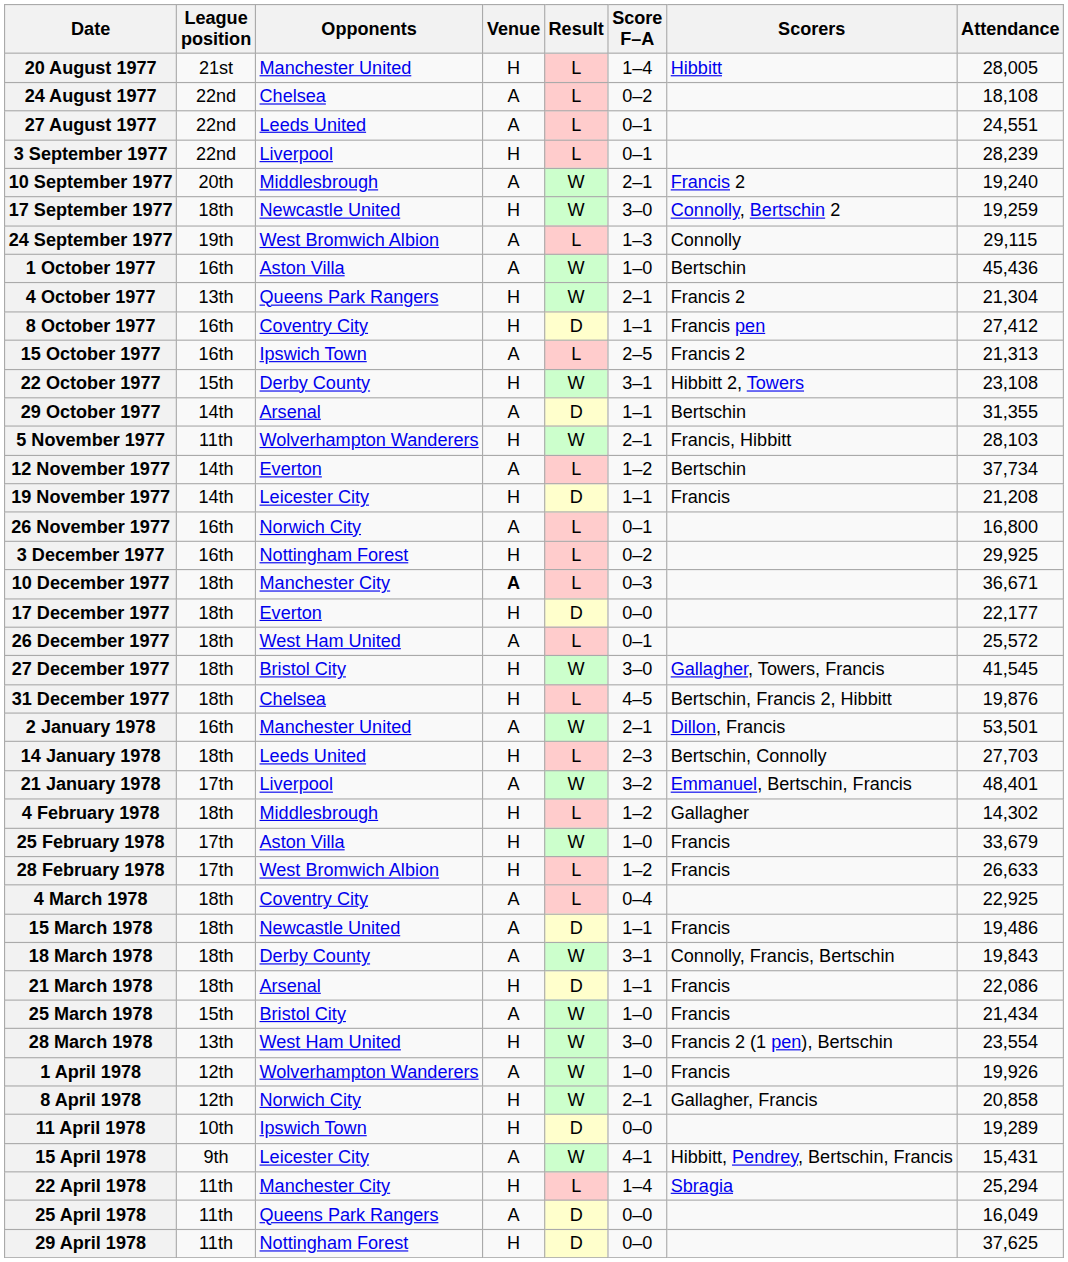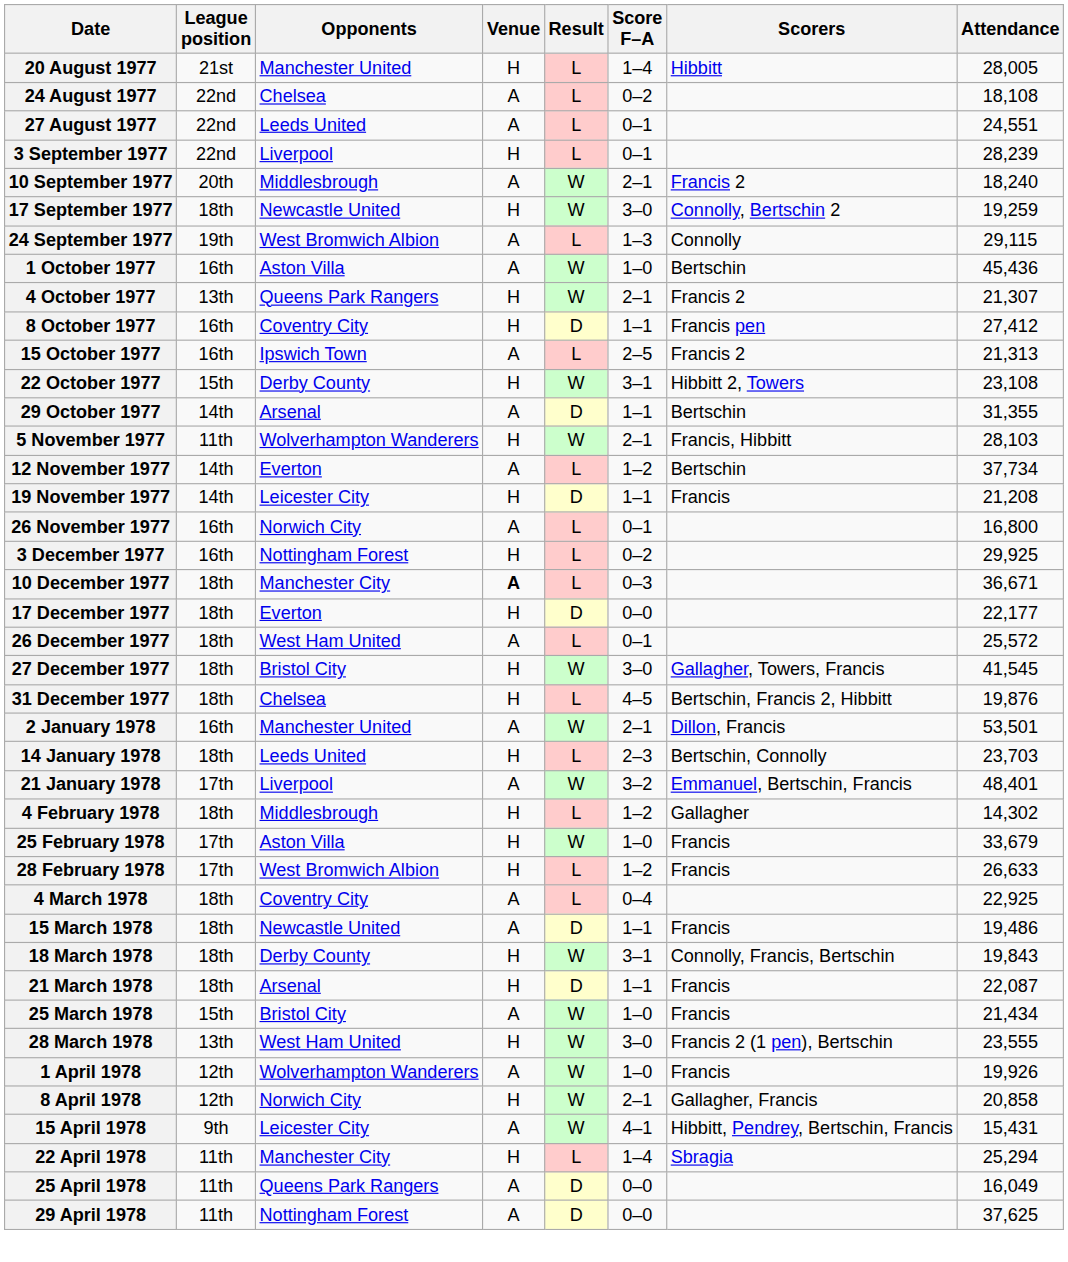(1010, 182) 19,240 -> (1010, 182) 18,240
(1010, 297) 21,304 -> (1010, 297) 21,307
(1010, 756) 27,703 -> (1010, 756) 23,703
(514, 956) A -> (514, 956) H
(1010, 985) 22,086 -> (1010, 985) 22,087
(1010, 1042) 23,554 -> (1010, 1042) 23,555
- row: (91, 1128)
(514, 1243) H -> (514, 1214) A
